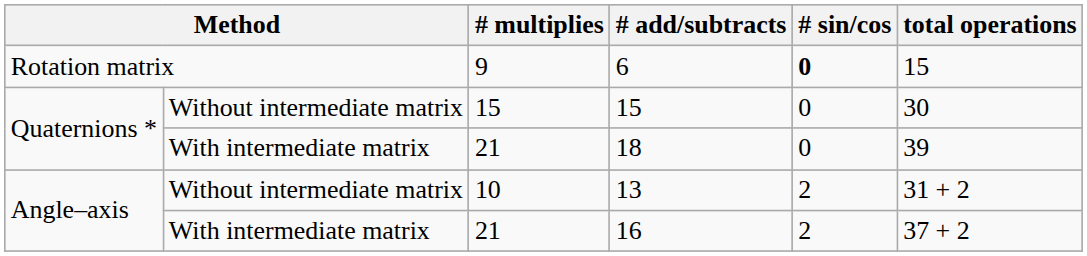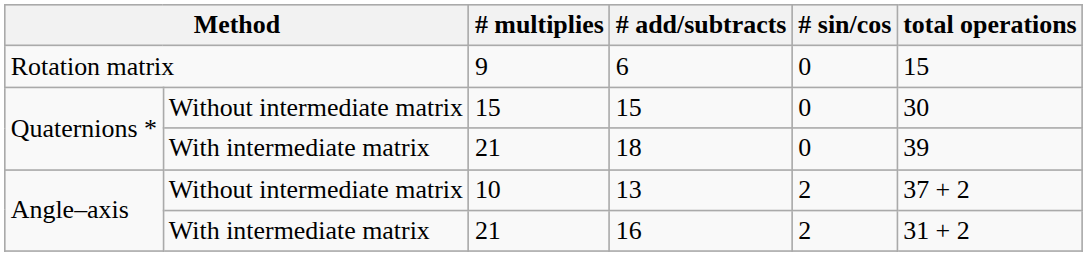(805, 66) bold -> (805, 66) normal
(936, 189) 31 + 2 -> (936, 189) 37 + 2
(936, 230) 37 + 2 -> (936, 230) 31 + 2
